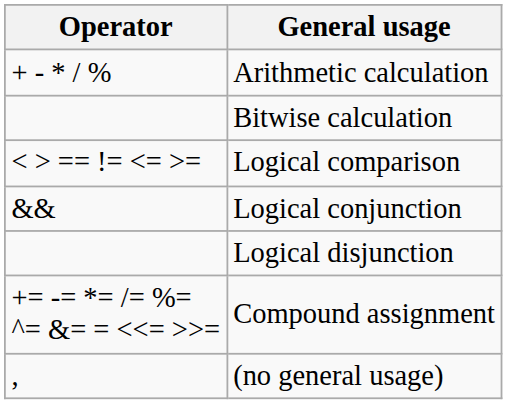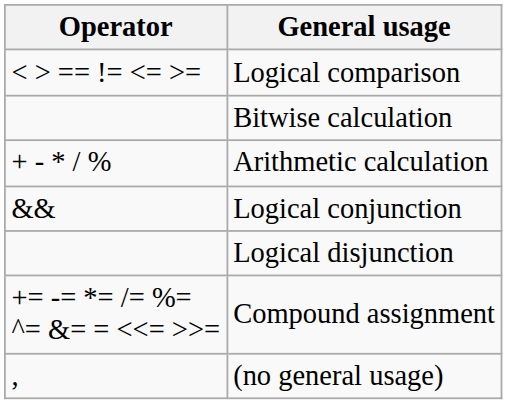rows swapped: (361, 72) <-> (347, 162)
